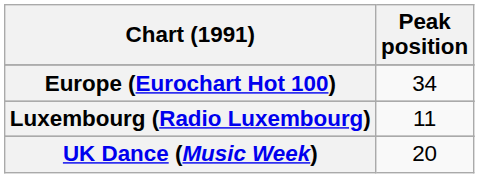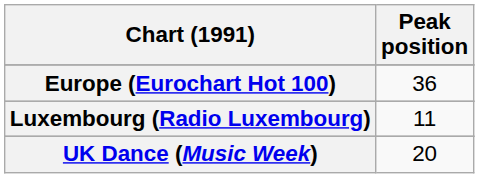(425, 82) 34 -> (425, 82) 36
